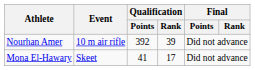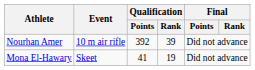(171, 58) 17 -> (171, 58) 19
